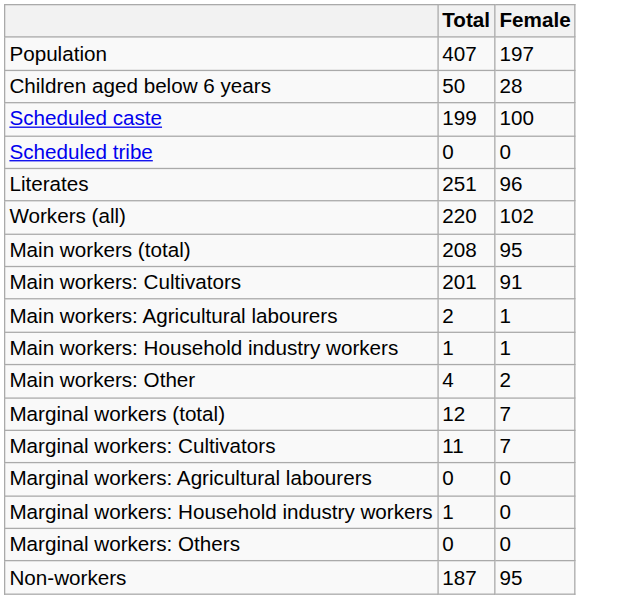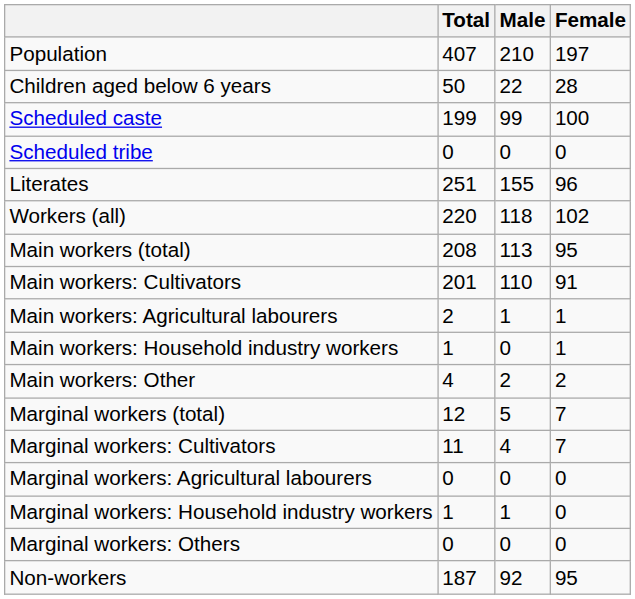+ column: (522, 20)
